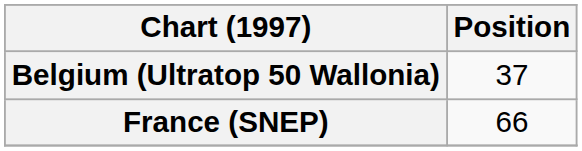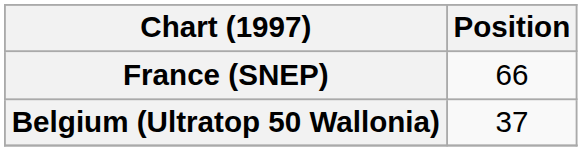rows swapped: (226, 74) <-> (226, 121)
